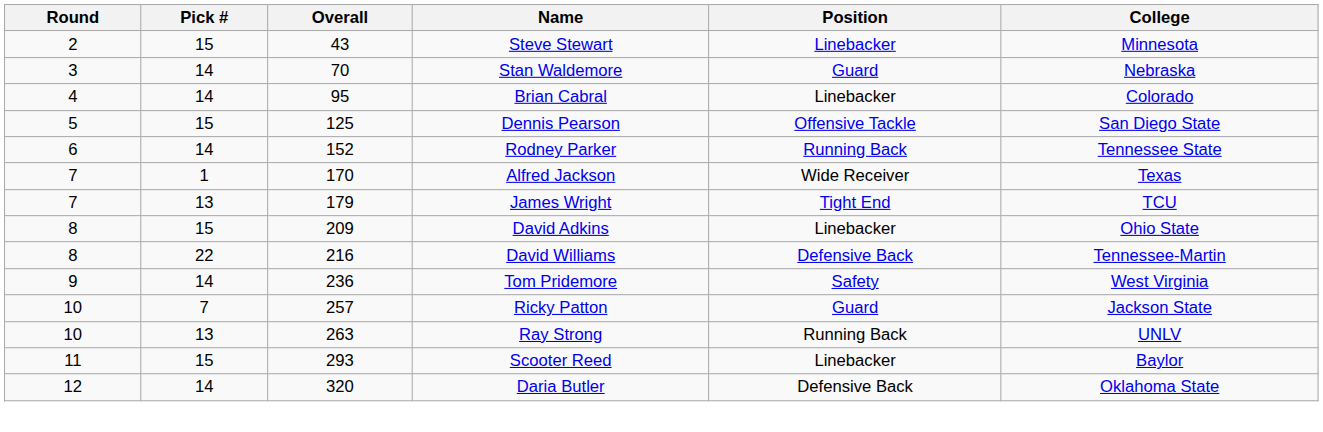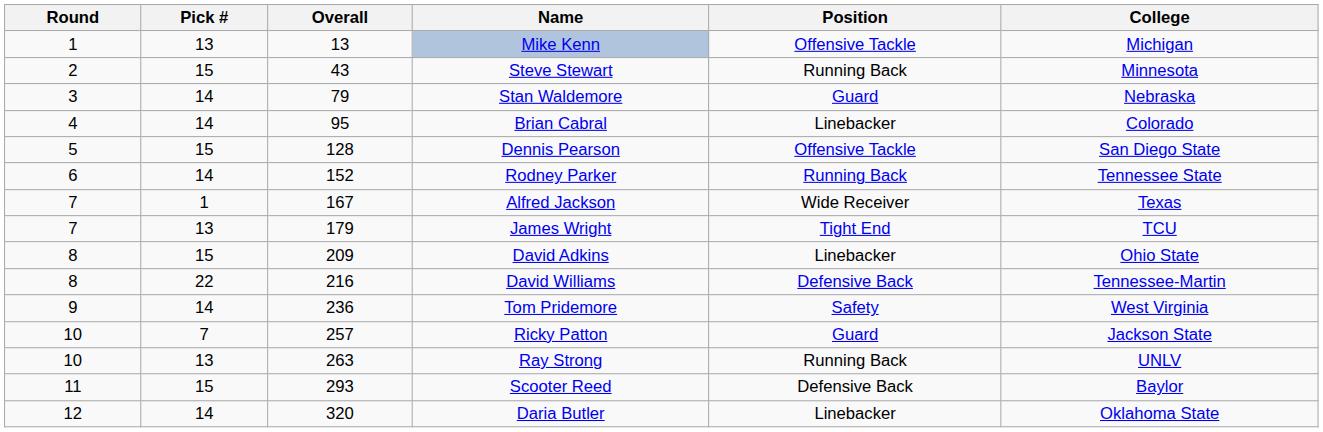+ row: (561, 44)
(855, 44) Linebacker -> (855, 70) Running Back
(340, 70) 70 -> (340, 96) 79
(340, 123) 125 -> (340, 149) 128
(340, 176) 170 -> (340, 202) 167
(855, 360) Linebacker -> (855, 387) Defensive Back
(855, 387) Defensive Back -> (855, 413) Linebacker
